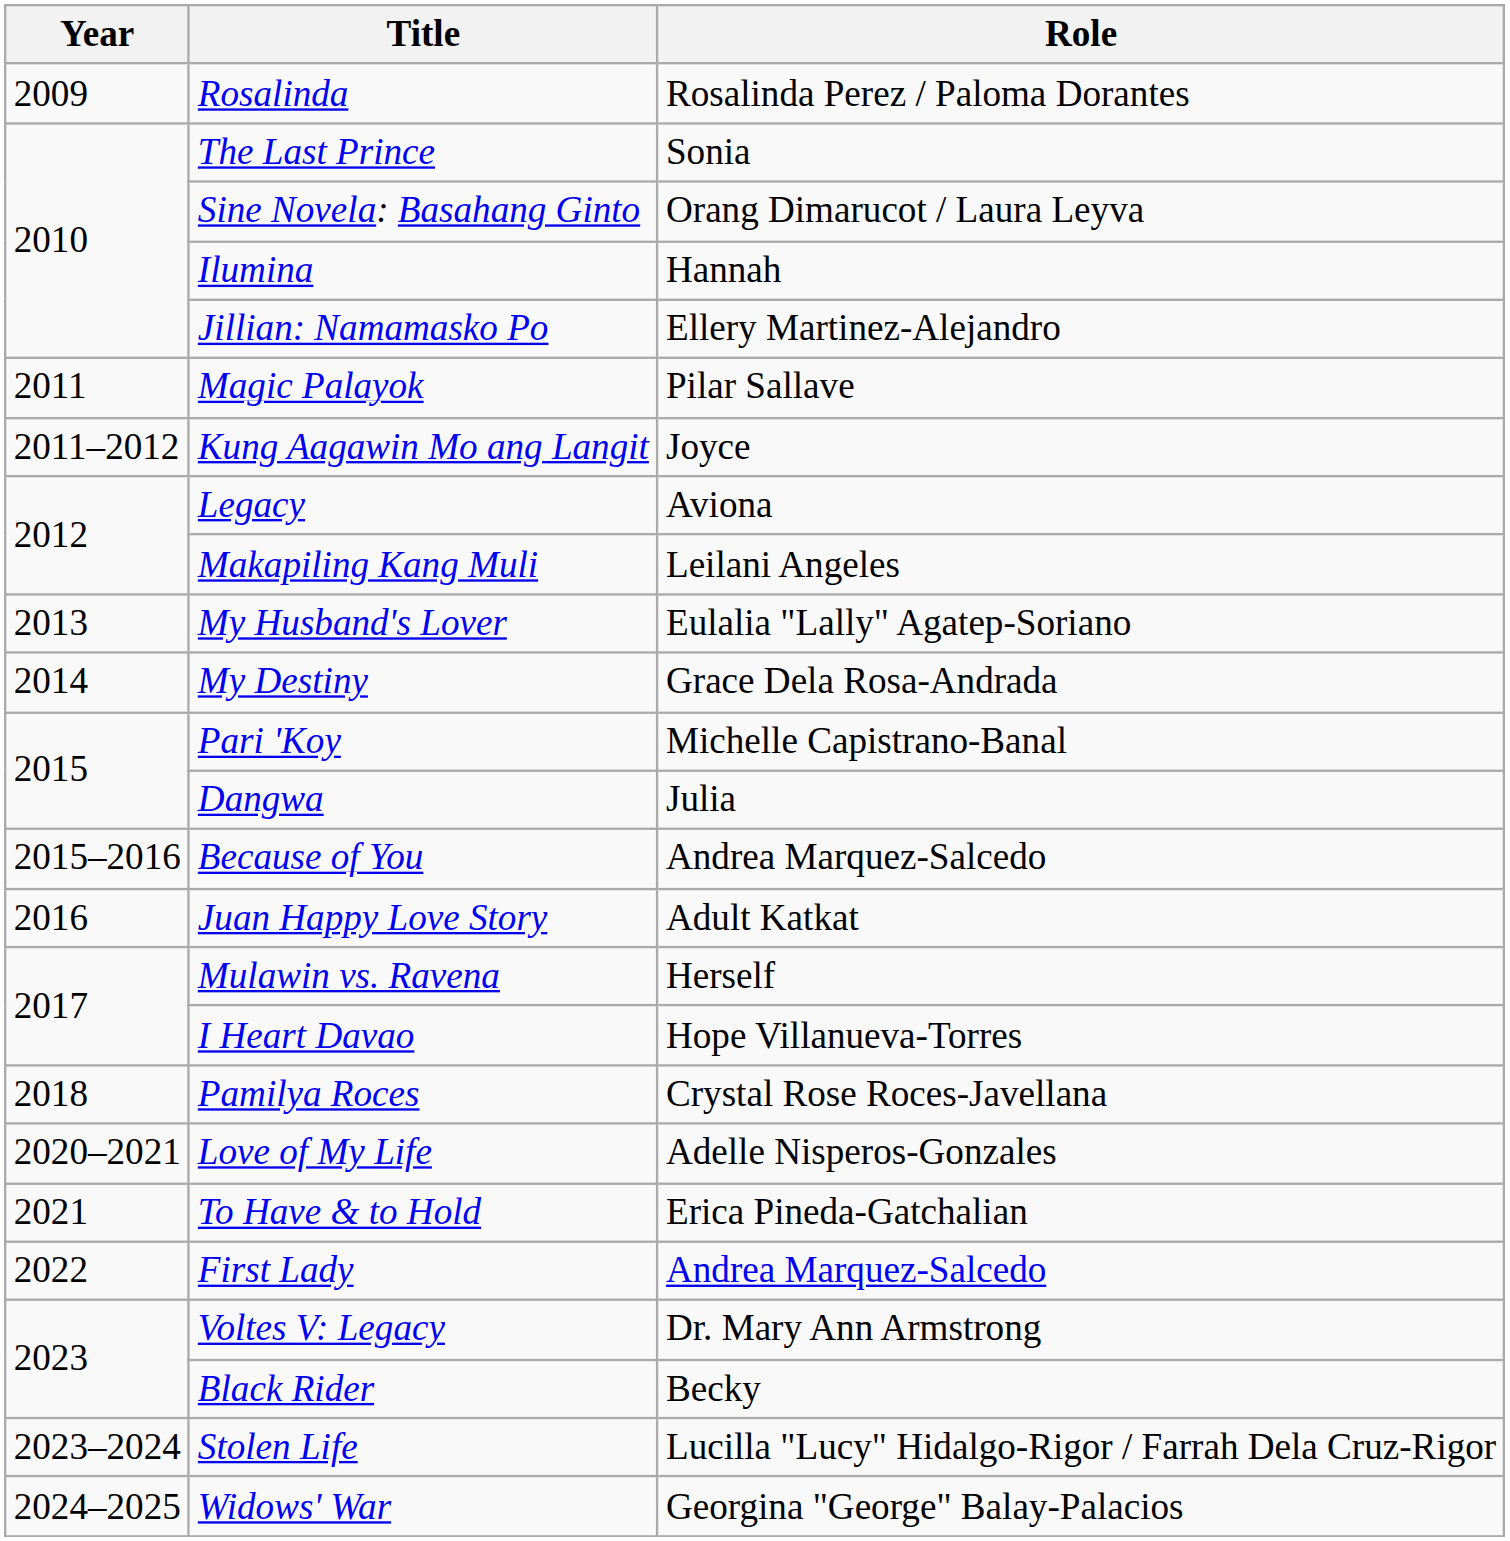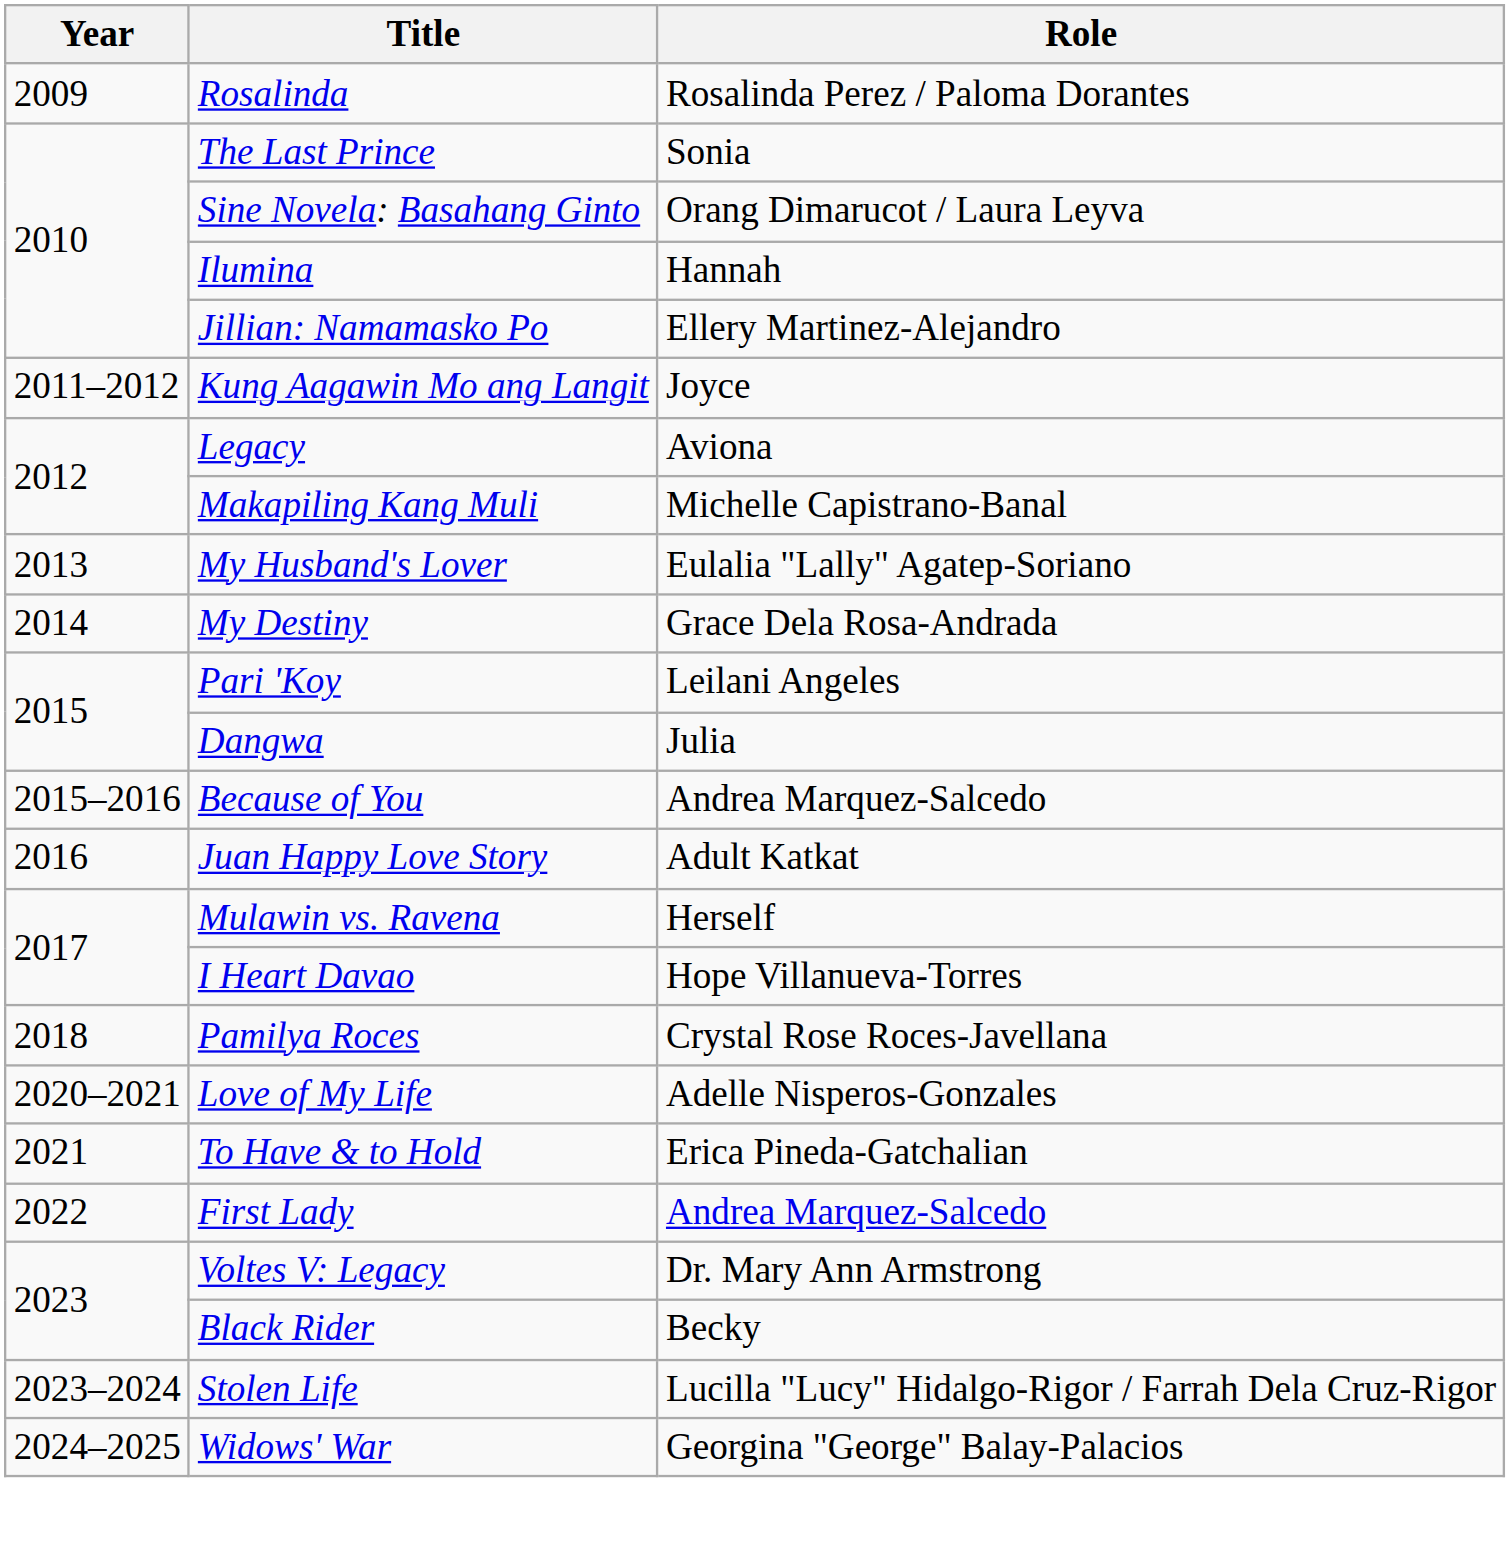- row: (311, 387)
(783, 563) Leilani Angeles -> (866, 504) Michelle Capistrano-Banal
(866, 740) Michelle Capistrano-Banal -> (783, 681) Leilani Angeles
